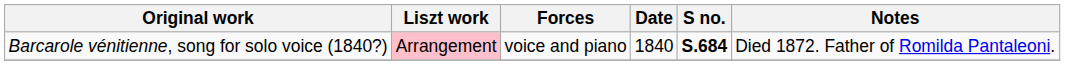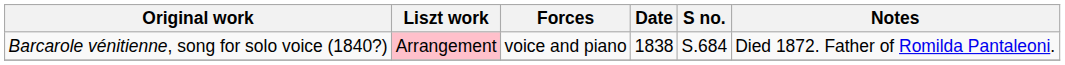(654, 45) 1840 -> (654, 45) 1838
(704, 45) bold -> (704, 45) normal
